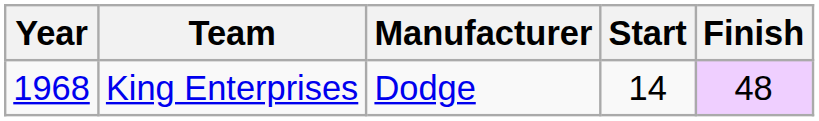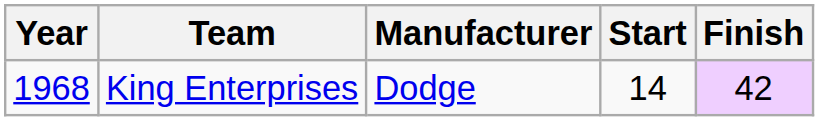(754, 87) 48 -> (754, 87) 42
